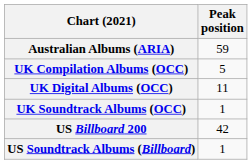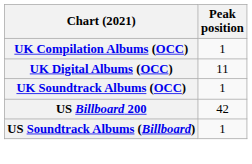- row: (101, 48)
(222, 68) 5 -> (222, 48) 1
